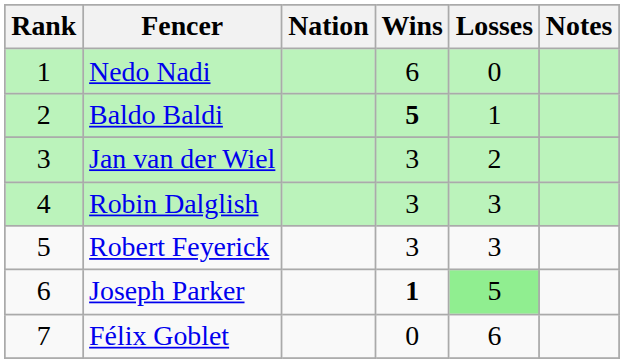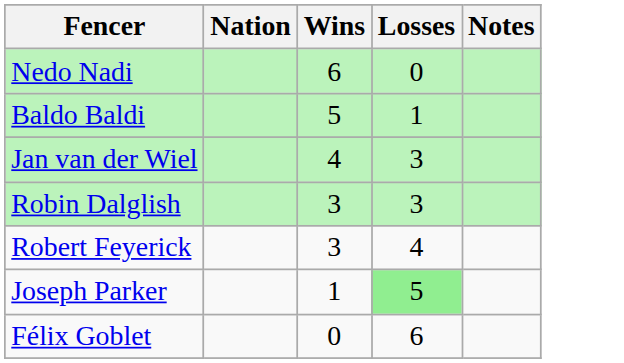- column: (44, 26)
(412, 114) bold -> (334, 114) normal
(412, 159) 3 -> (334, 159) 4
(494, 159) 2 -> (417, 159) 3
(494, 247) 3 -> (417, 247) 4
(412, 291) bold -> (334, 291) normal
